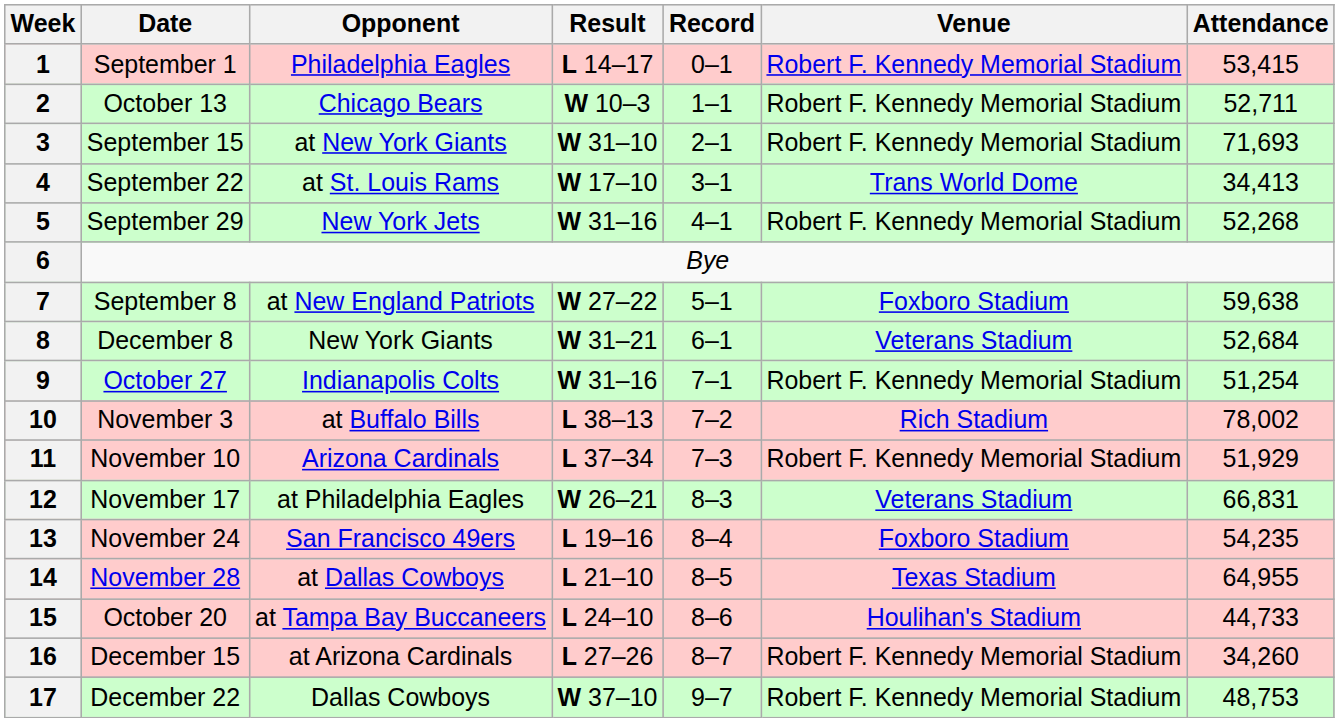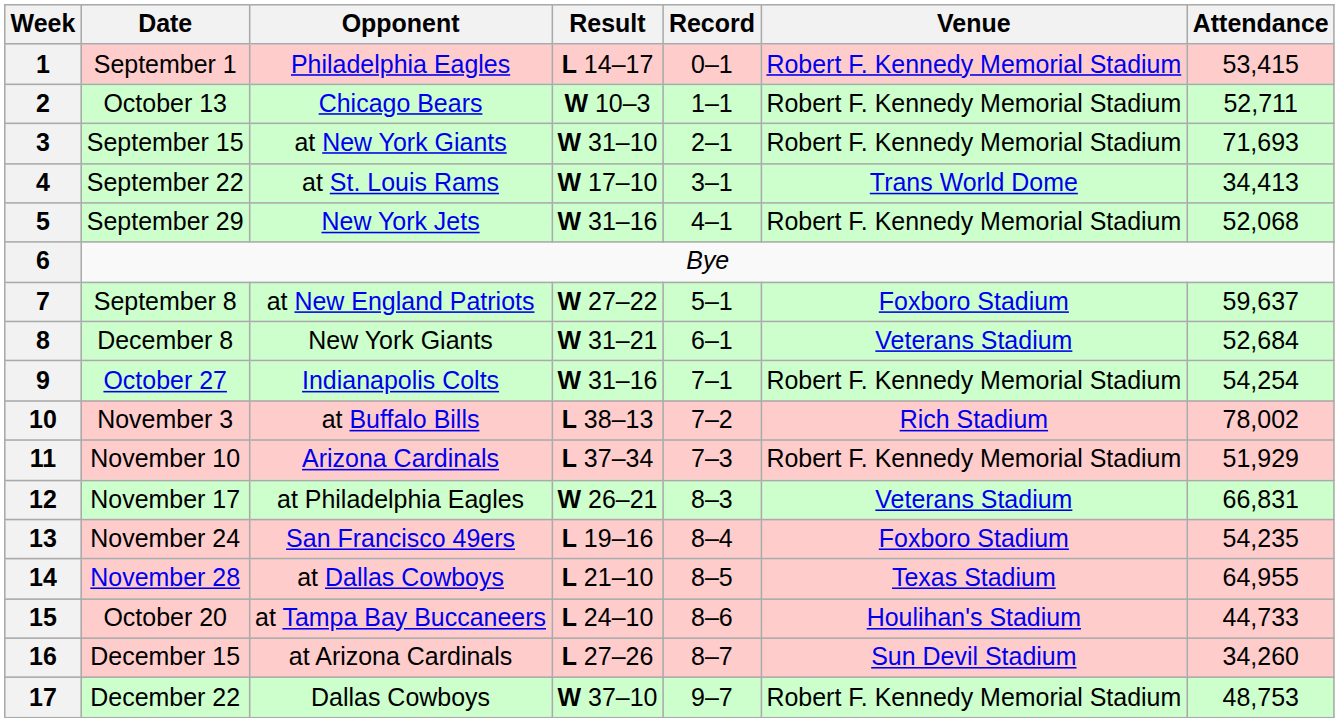(1261, 222) 52,268 -> (1261, 222) 52,068
(1261, 301) 59,638 -> (1261, 301) 59,637
(1261, 380) 51,254 -> (1261, 380) 54,254
(974, 657) Robert F. Kennedy Memorial Stadium -> (974, 657) Sun Devil Stadium
